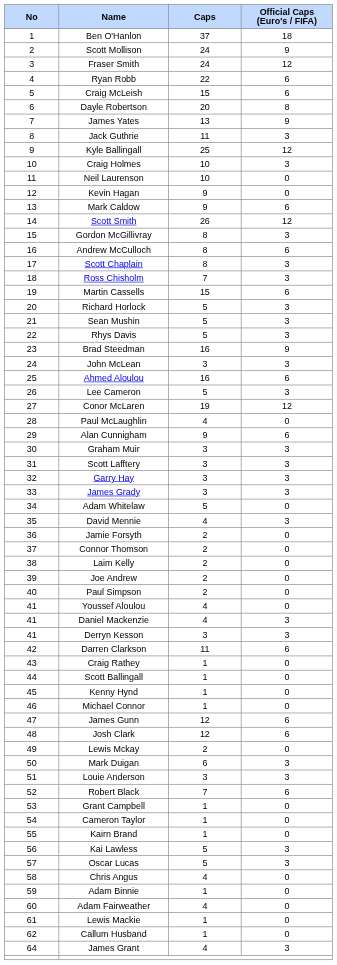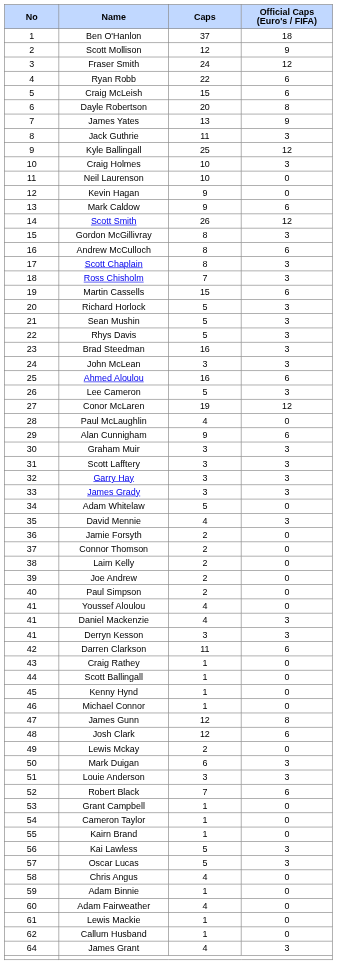(205, 50) 24 -> (205, 50) 12
(287, 349) 9 -> (287, 349) 3
(287, 720) 6 -> (287, 720) 8
